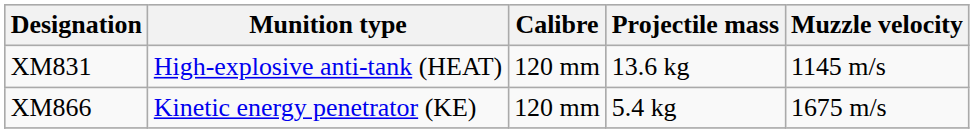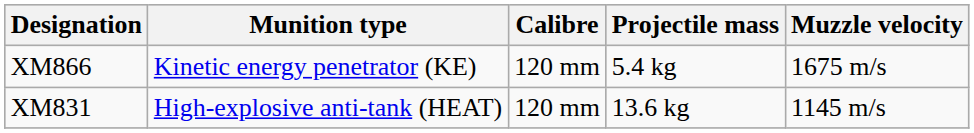rows swapped: (51, 107) <-> (51, 66)
